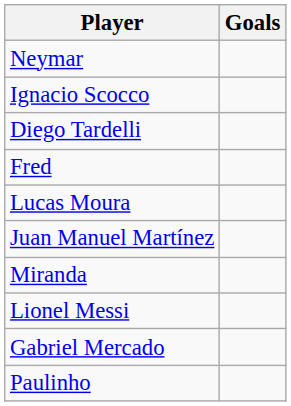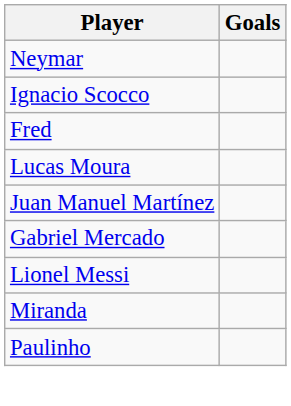- row: (76, 130)
rows swapped: (87, 346) <-> (48, 274)
